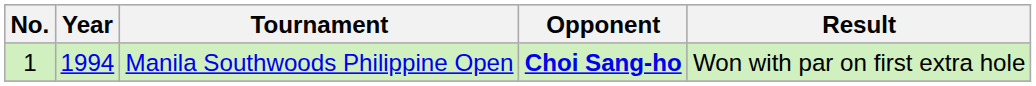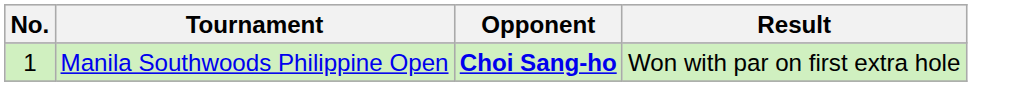- column: (87, 24)
